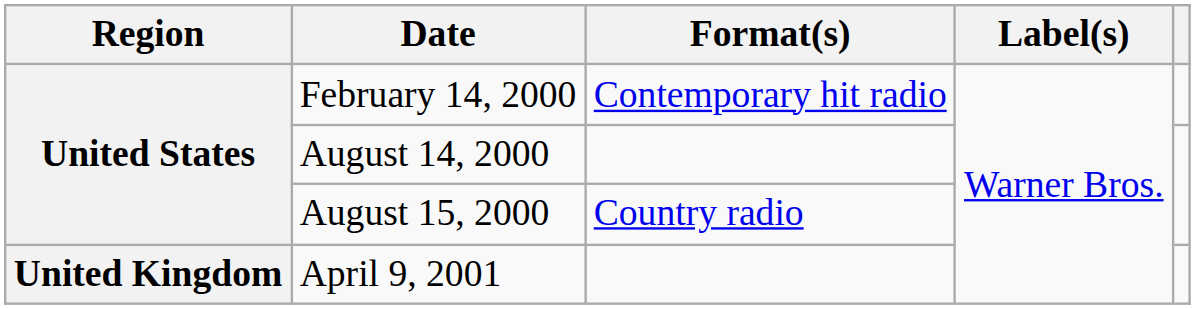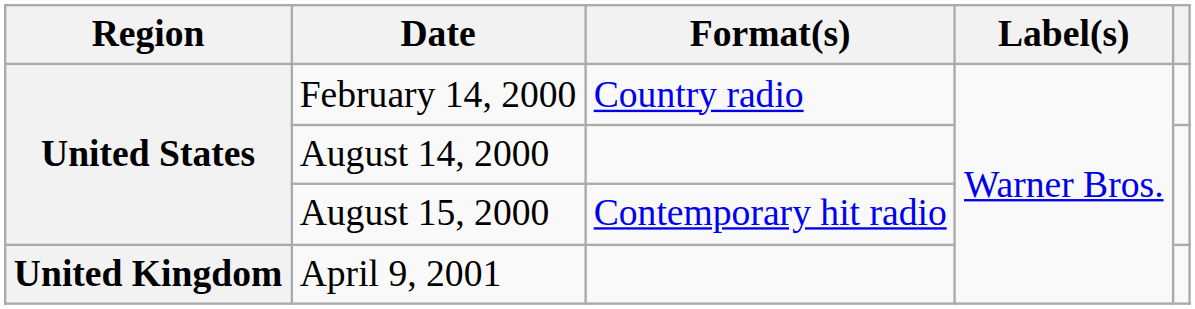(770, 93) Contemporary hit radio -> (699, 93) Country radio
(699, 213) Country radio -> (770, 213) Contemporary hit radio
